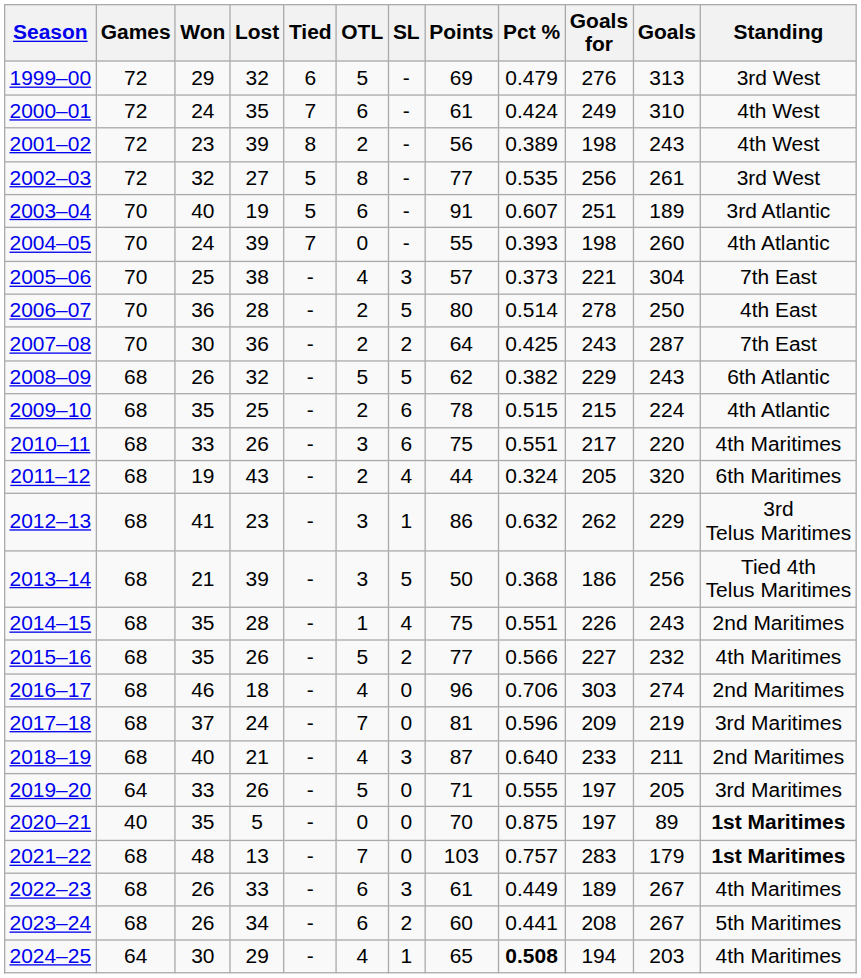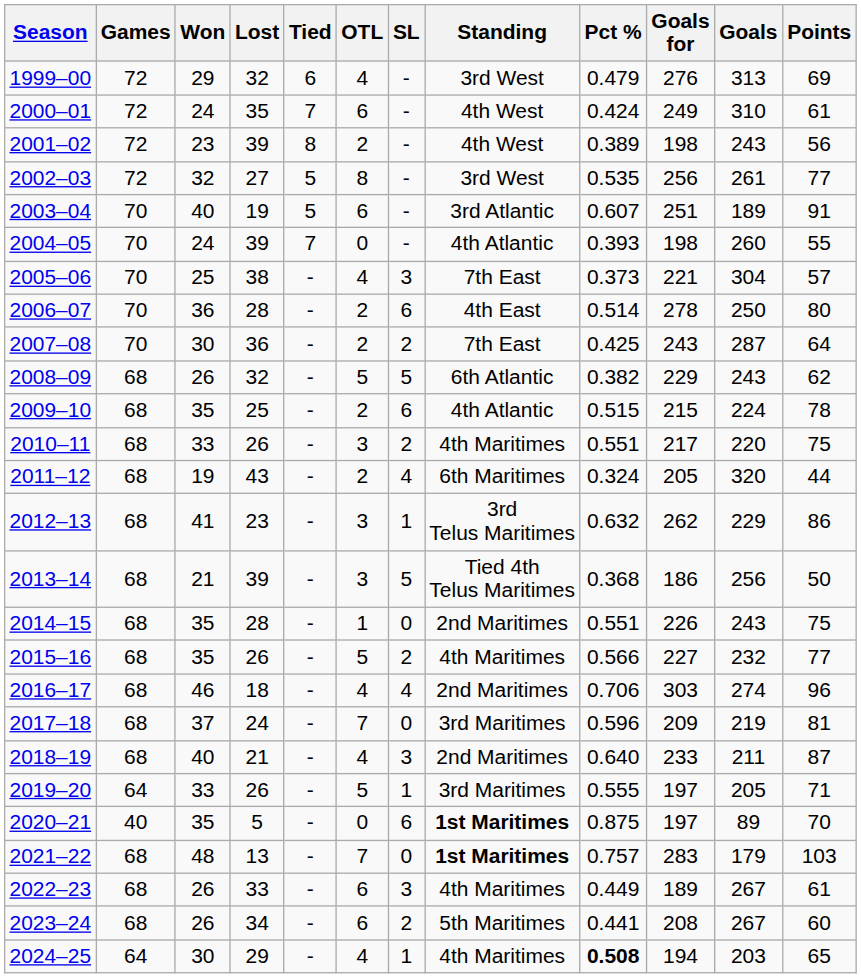columns swapped: (461, 32) <-> (778, 32)
(362, 77) 5 -> (362, 77) 4
(406, 310) 5 -> (406, 310) 6
(406, 443) 6 -> (406, 443) 2
(406, 623) 4 -> (406, 623) 0
(406, 690) 0 -> (406, 690) 4
(406, 789) 0 -> (406, 789) 1
(406, 823) 0 -> (406, 823) 6
